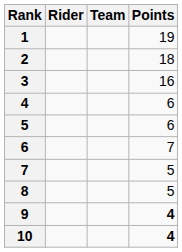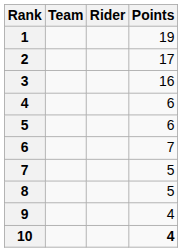columns swapped: (66, 15) <-> (108, 15)
(167, 59) 18 -> (167, 59) 17
(171, 214) bold -> (171, 214) normal
